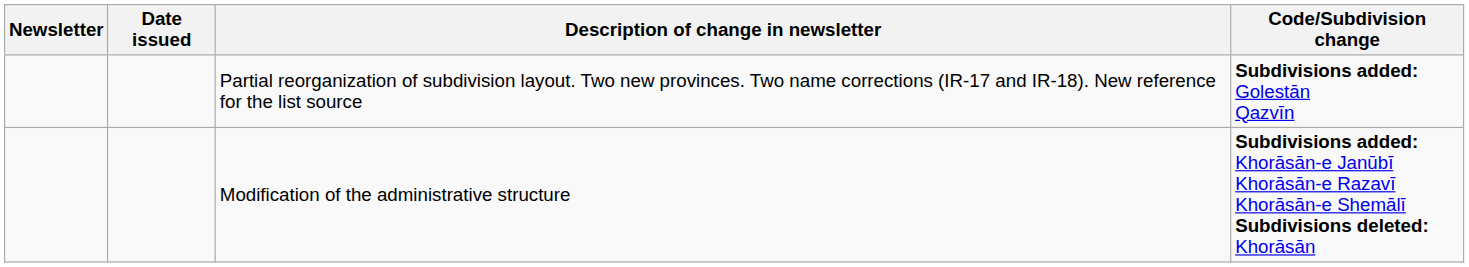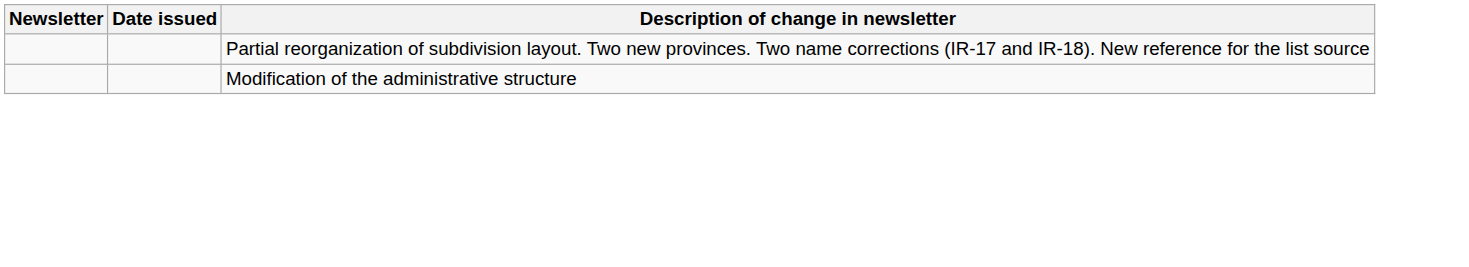- column: (1347, 29)
